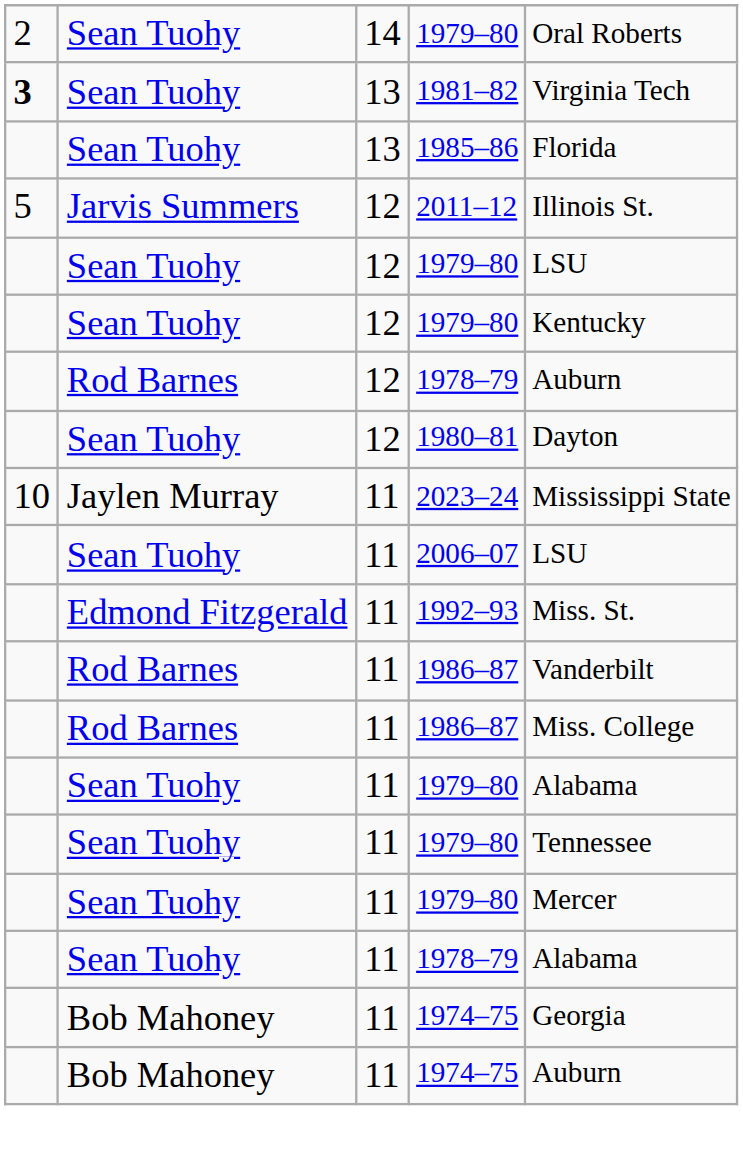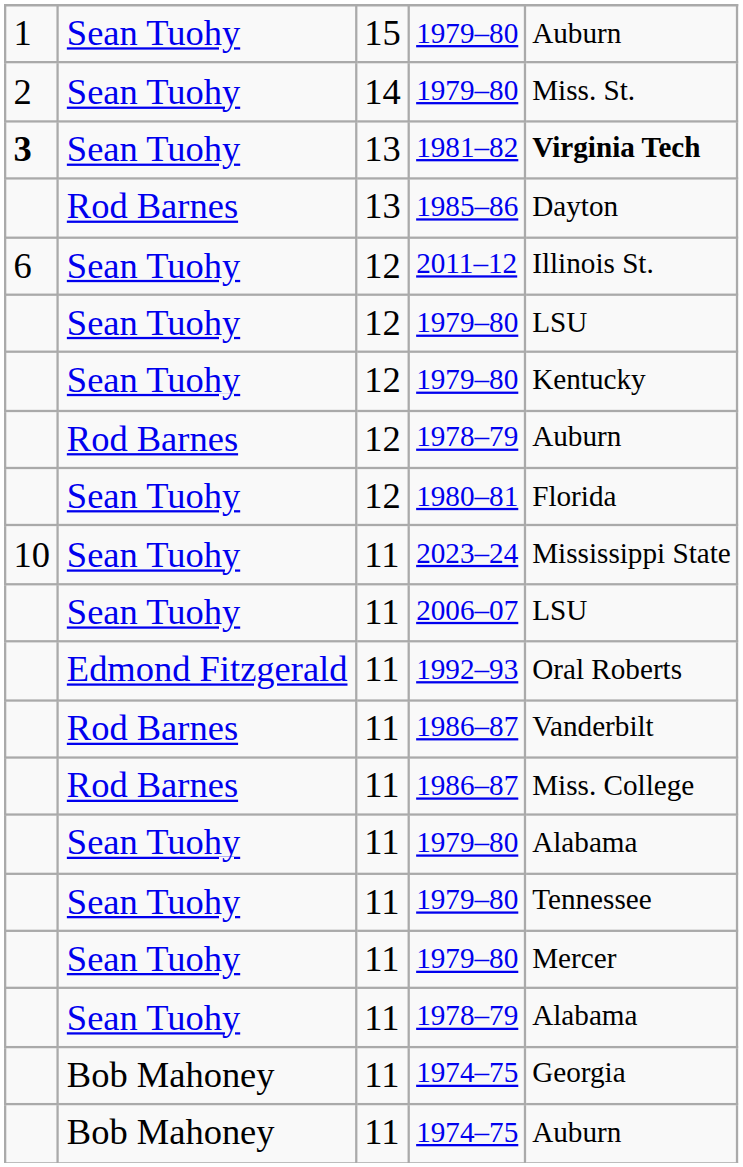+ row: (383, 33)
(607, 33) Oral Roberts -> (584, 91) Miss. St.
(611, 91) normal -> (616, 149) bold
(154, 149) Sean Tuohy -> (152, 206) Rod Barnes
(574, 149) Florida -> (575, 206) Dayton
(23, 206) 5 -> (23, 264) 6
(183, 206) Jarvis Summers -> (154, 264) Sean Tuohy
(575, 438) Dayton -> (574, 496) Florida
(173, 496) Jaylen Murray -> (154, 554) Sean Tuohy
(584, 611) Miss. St. -> (607, 669) Oral Roberts
